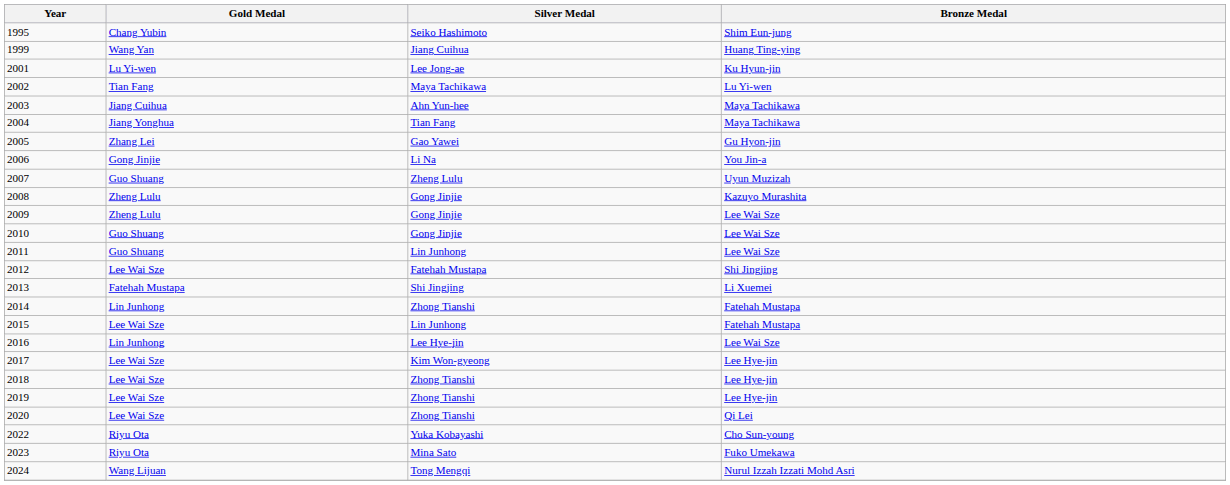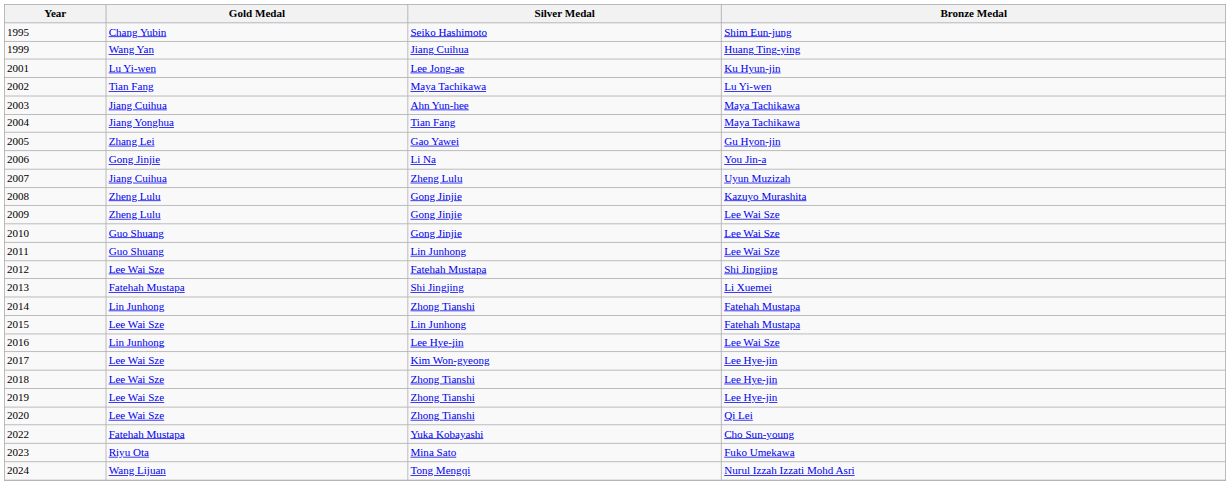(136, 178) Guo Shuang -> (138, 178) Jiang Cuihua
(129, 434) Riyu Ota -> (147, 434) Fatehah Mustapa
